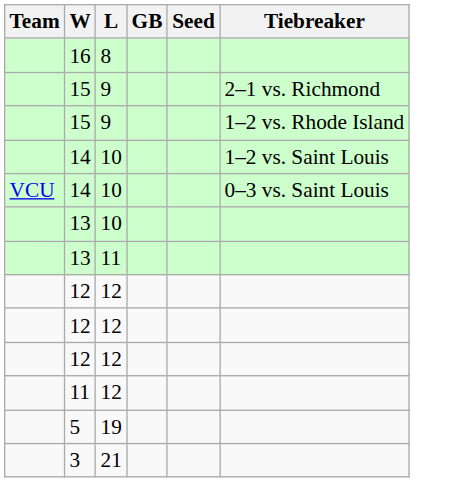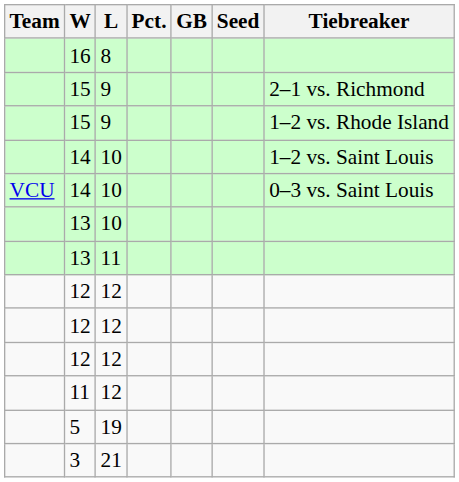+ column: (149, 21)
